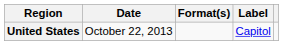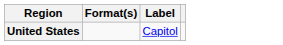- column: (129, 13)
